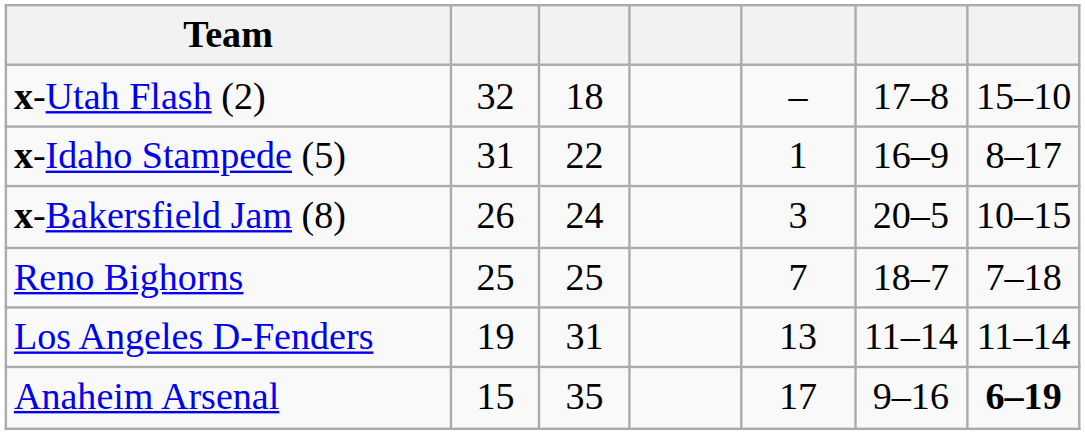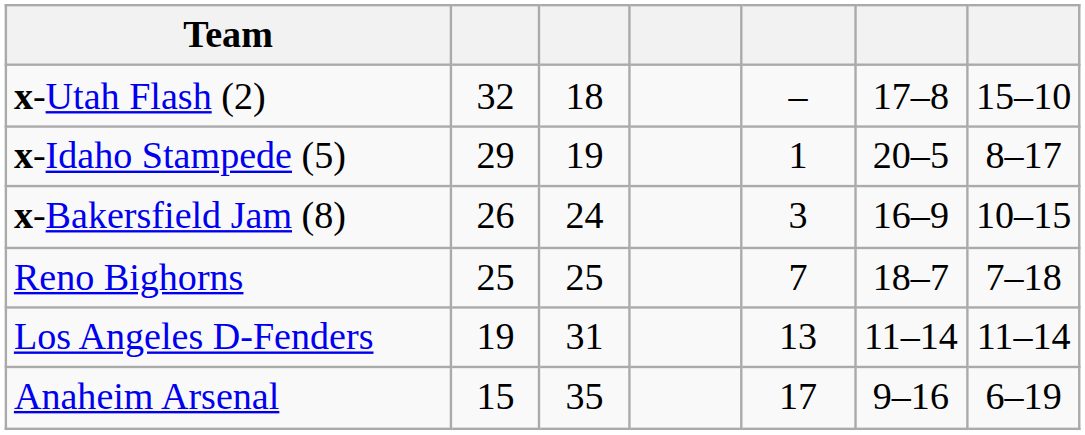(496, 155) 31 -> (496, 155) 29
(585, 155) 22 -> (585, 155) 19
(911, 155) 16–9 -> (911, 155) 20–5
(911, 215) 20–5 -> (911, 215) 16–9
(1024, 397) bold -> (1024, 397) normal
